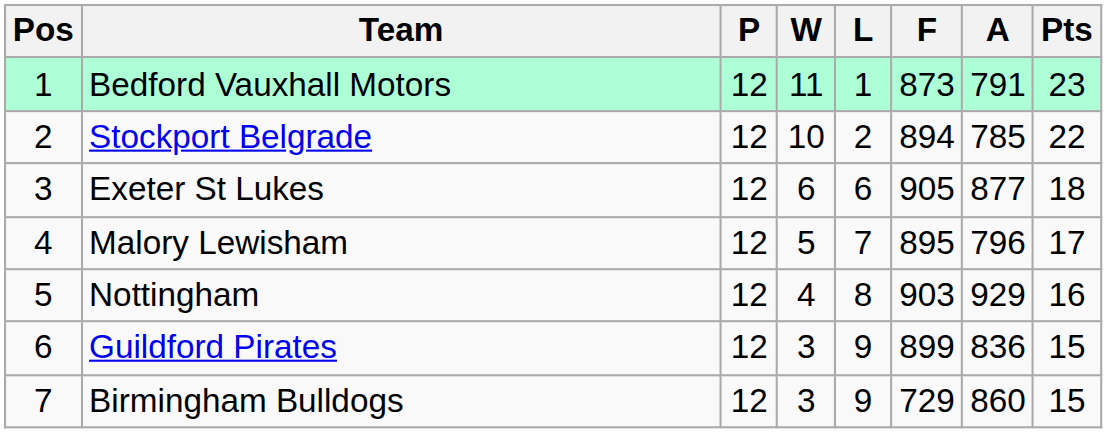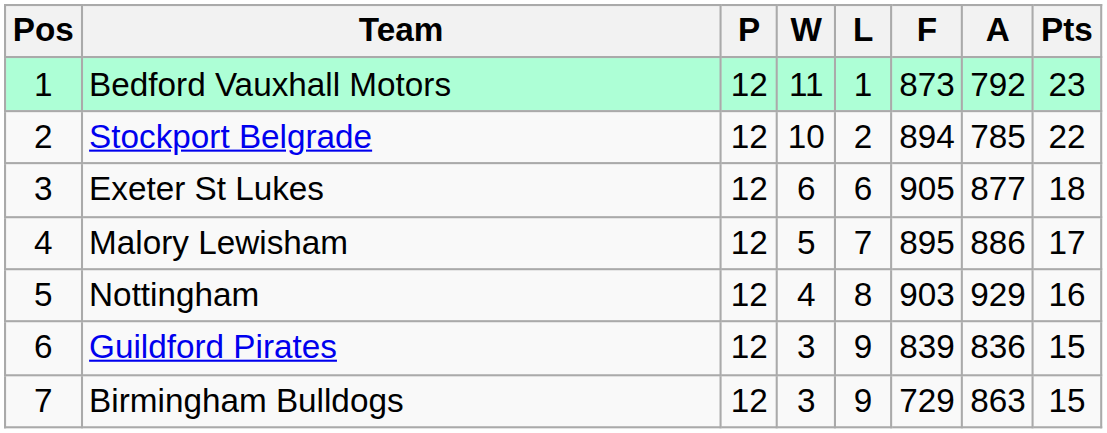(998, 83) 791 -> (998, 83) 792
(998, 242) 796 -> (998, 242) 886
(927, 347) 899 -> (927, 347) 839
(998, 400) 860 -> (998, 400) 863
